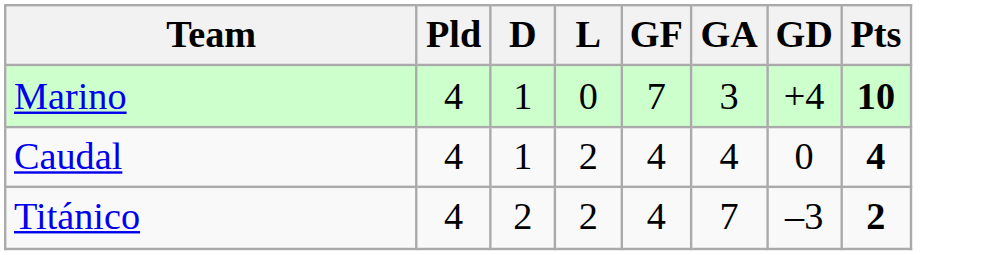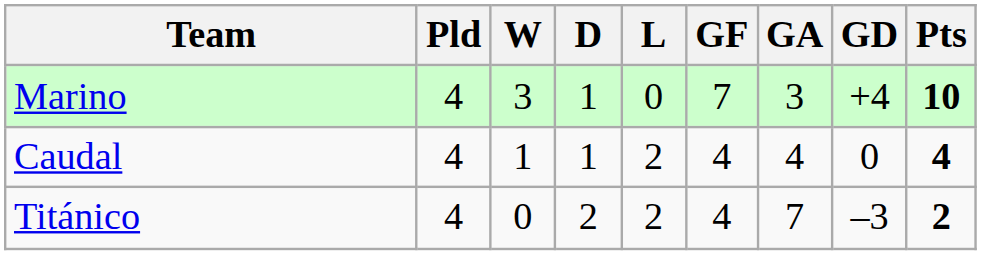+ column: (523, 34)
